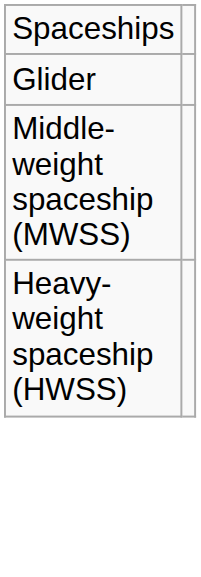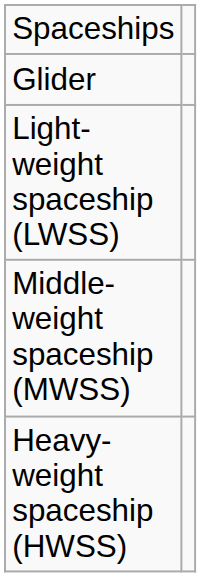+ row: (83, 181)
